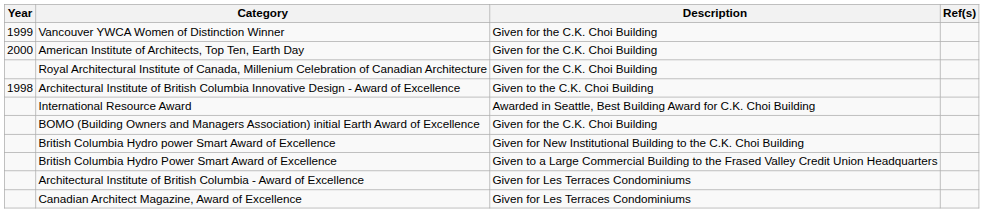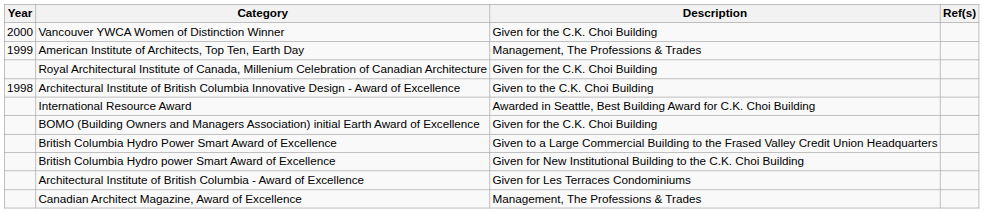(20, 32) 1999 -> (20, 32) 2000
(20, 50) 2000 -> (20, 50) 1999
(575, 50) Given for the C.K. Choi Building -> (597, 50) Management, The Professions & Trades
rows swapped: (187, 143) <-> (188, 161)
(592, 198) Given for Les Terraces Condominiums -> (597, 198) Management, The Professions & Trades
